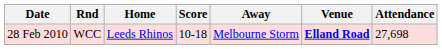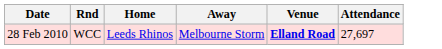- column: (193, 14)
(392, 34) 27,698 -> (357, 34) 27,697
